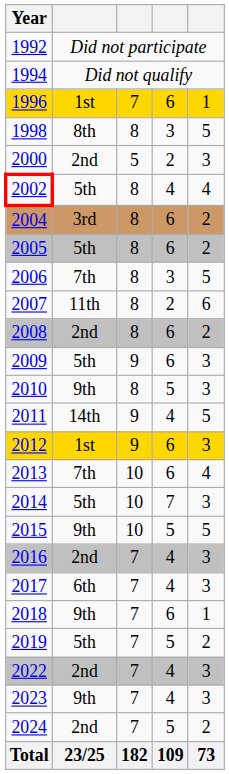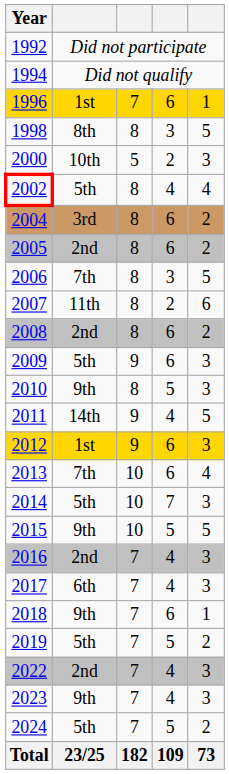(85, 159) 2nd -> (85, 159) 10th
(85, 248) 5th -> (85, 248) 2nd
(85, 727) 2nd -> (85, 727) 5th
